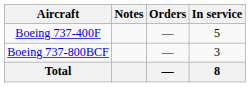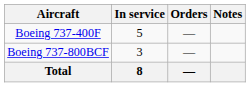columns swapped: (217, 14) <-> (129, 14)
